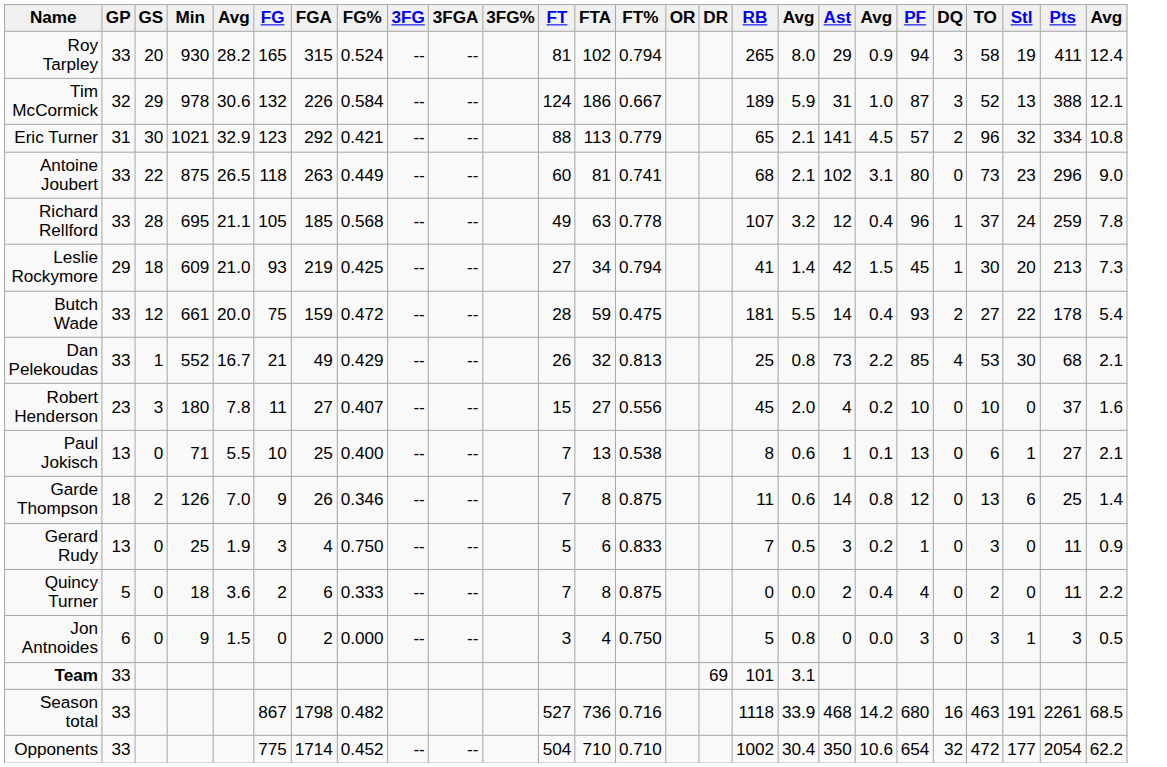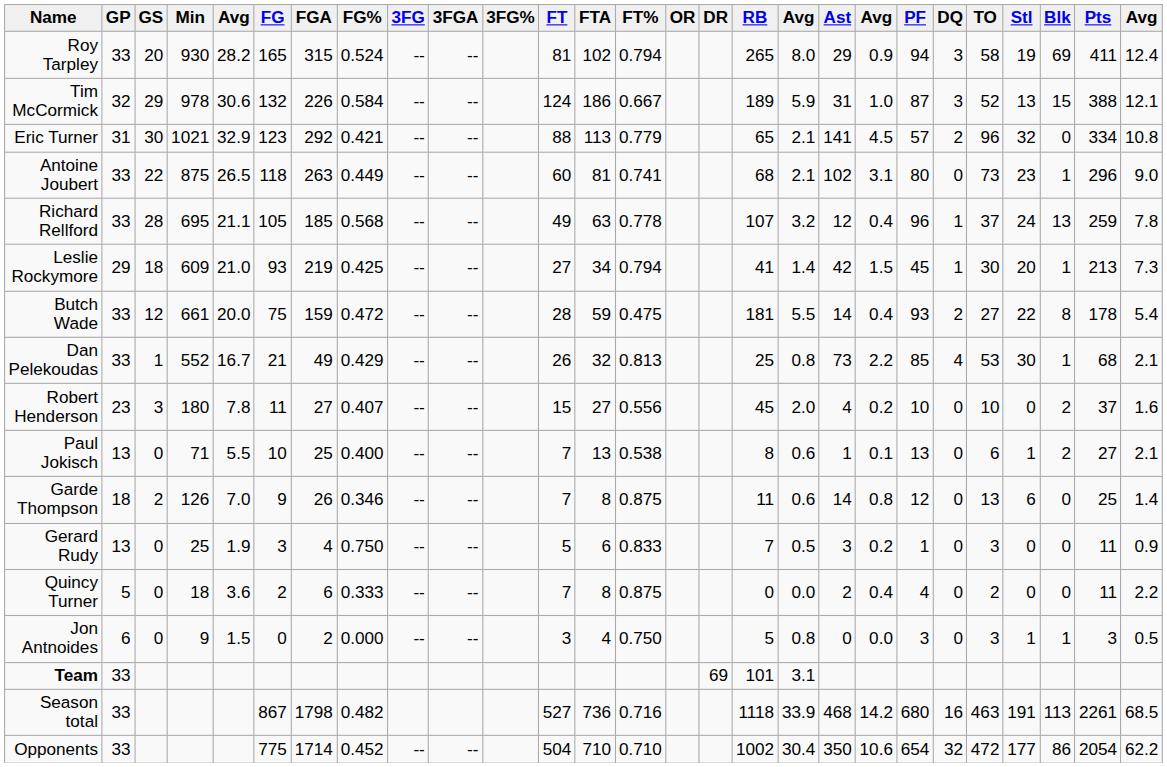+ column: (1057, 18)
